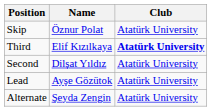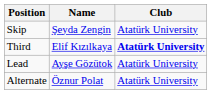(77, 30) Öznur Polat -> (81, 30) Şeyda Zengin
- row: (23, 64)
(81, 98) Şeyda Zengin -> (77, 81) Öznur Polat
